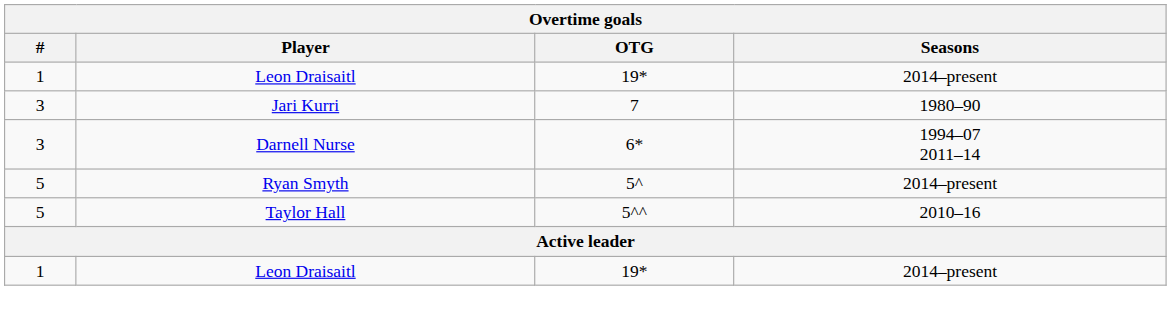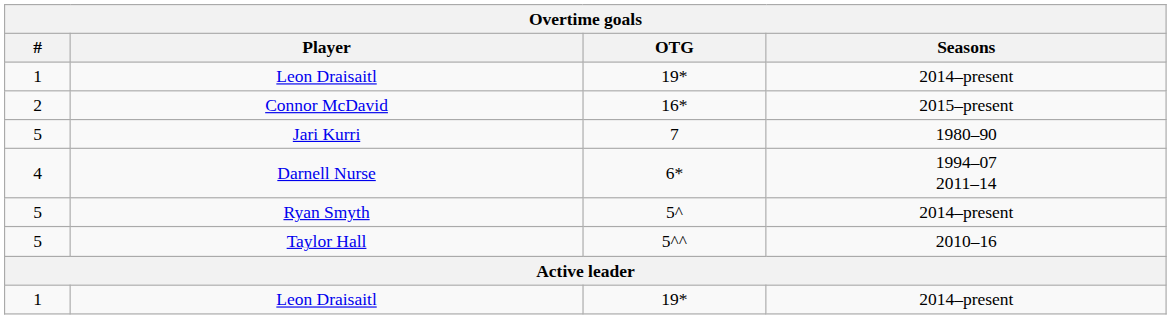+ row: (327, 105)
(40, 105) 3 -> (38, 134) 5
(40, 144) 3 -> (38, 173) 4
